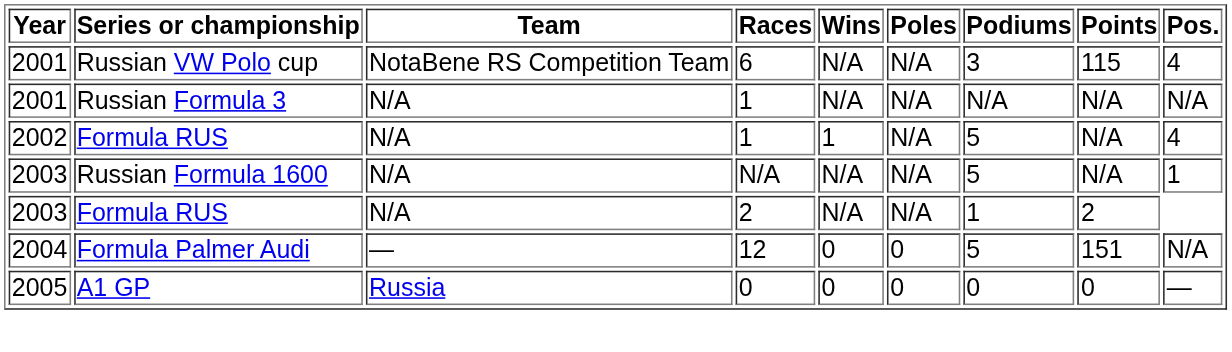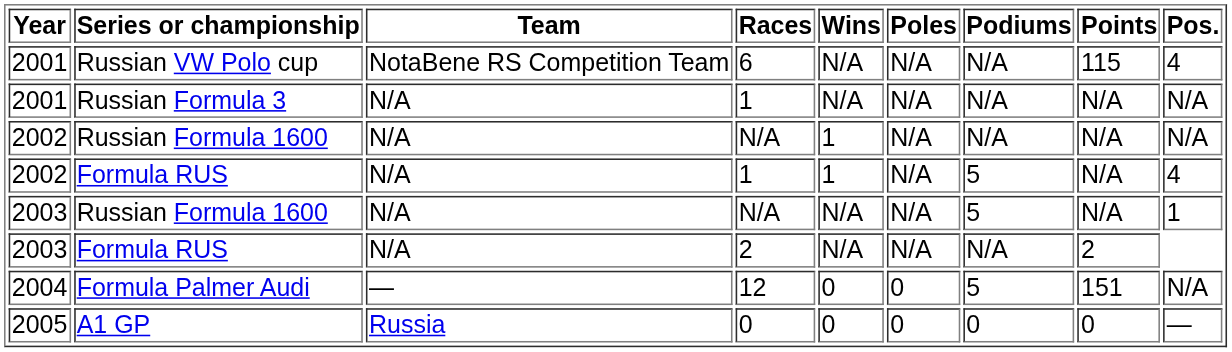(973, 62) 3 -> (987, 62) N/A
+ row: (40, 137)
(973, 212) 1 -> (987, 250) N/A
